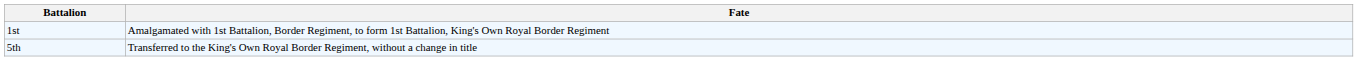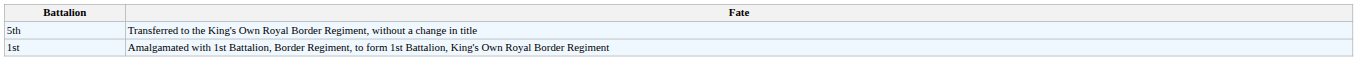rows swapped: (13, 30) <-> (14, 47)
